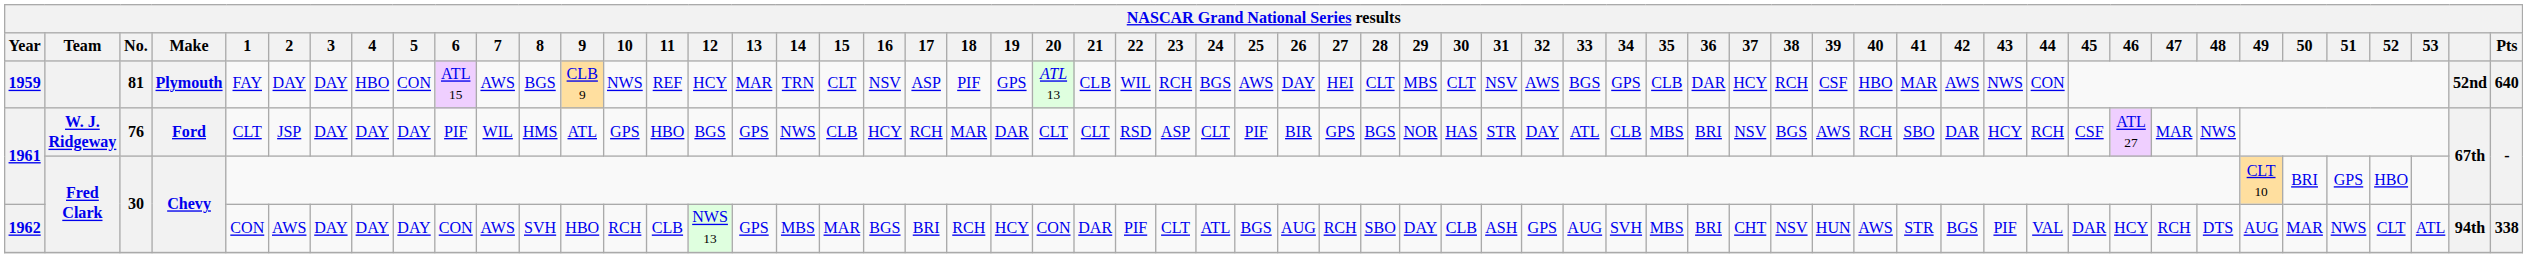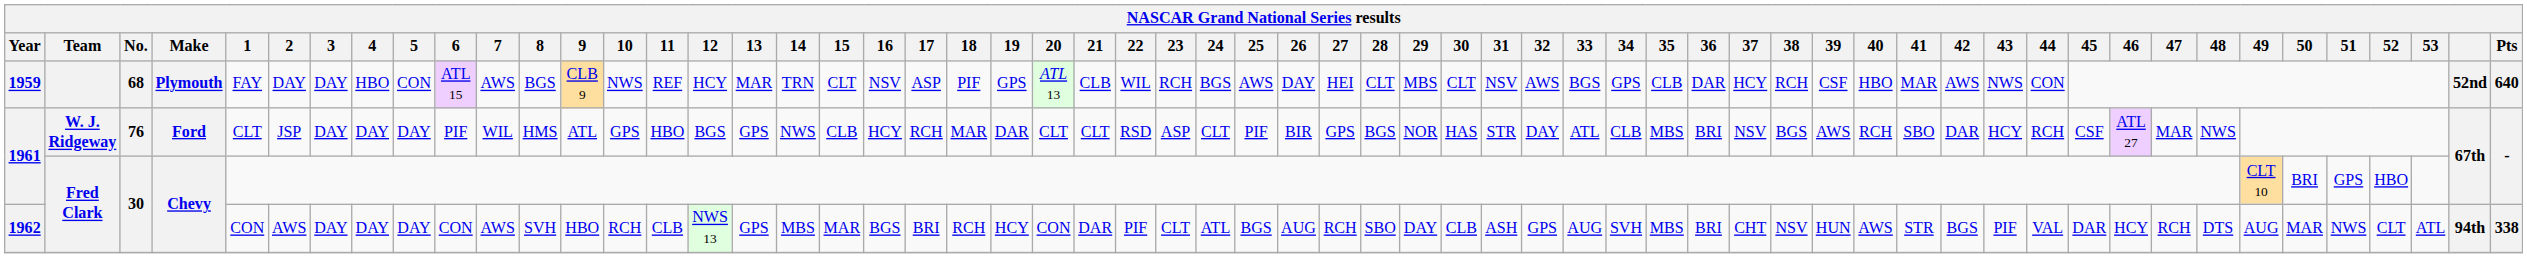(136, 84) 81 -> (136, 84) 68
